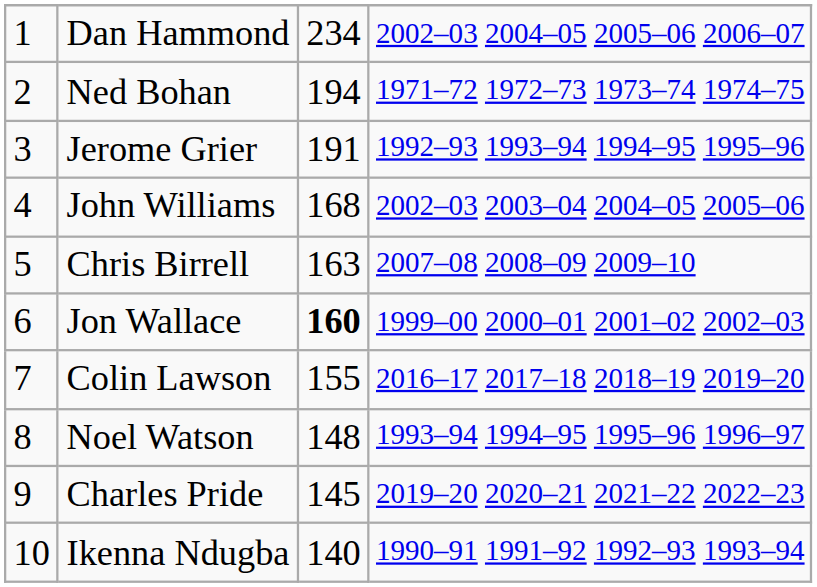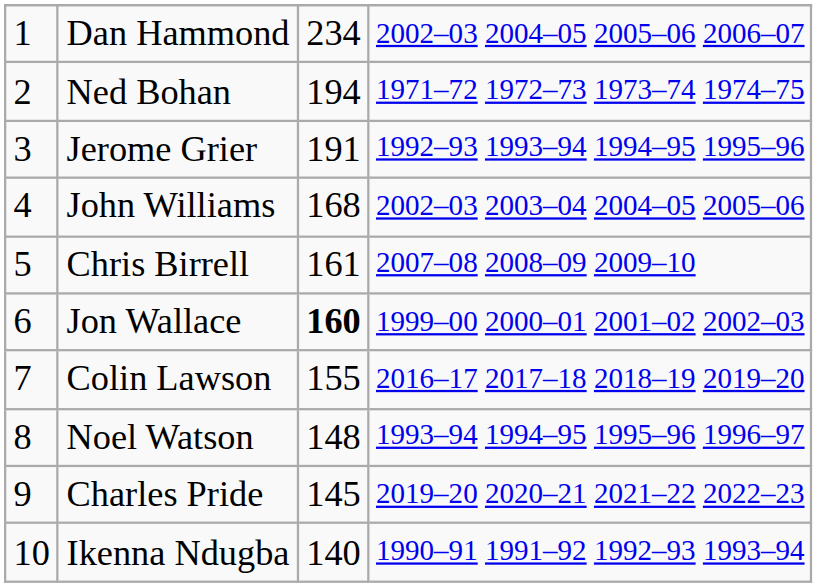(333, 263) 163 -> (333, 263) 161
